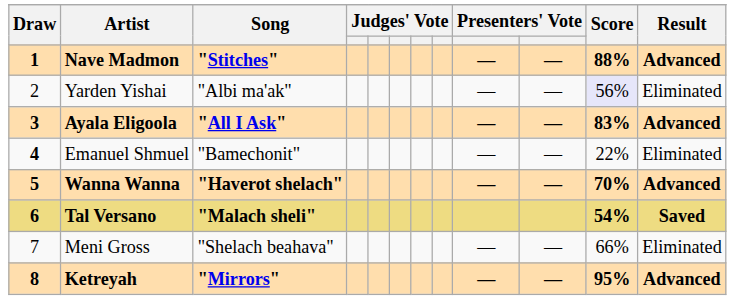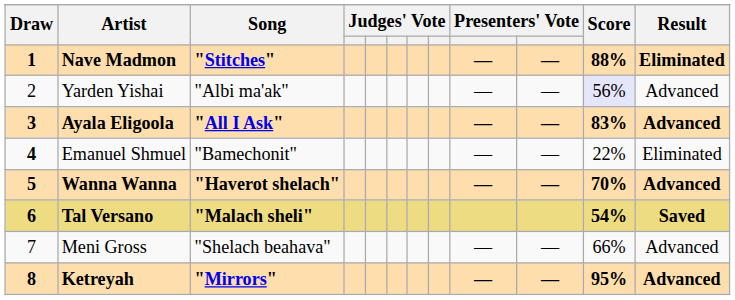(682, 60) Advanced -> (682, 60) Eliminated
(682, 91) Eliminated -> (682, 91) Advanced
(682, 247) Eliminated -> (682, 247) Advanced
